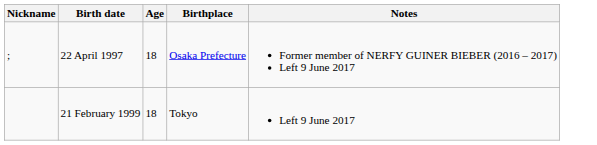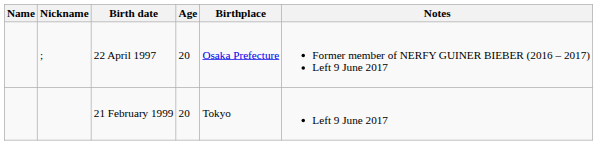+ column: (21, 13)
(151, 54) 18 -> (184, 54) 20
(151, 114) 18 -> (184, 114) 20
